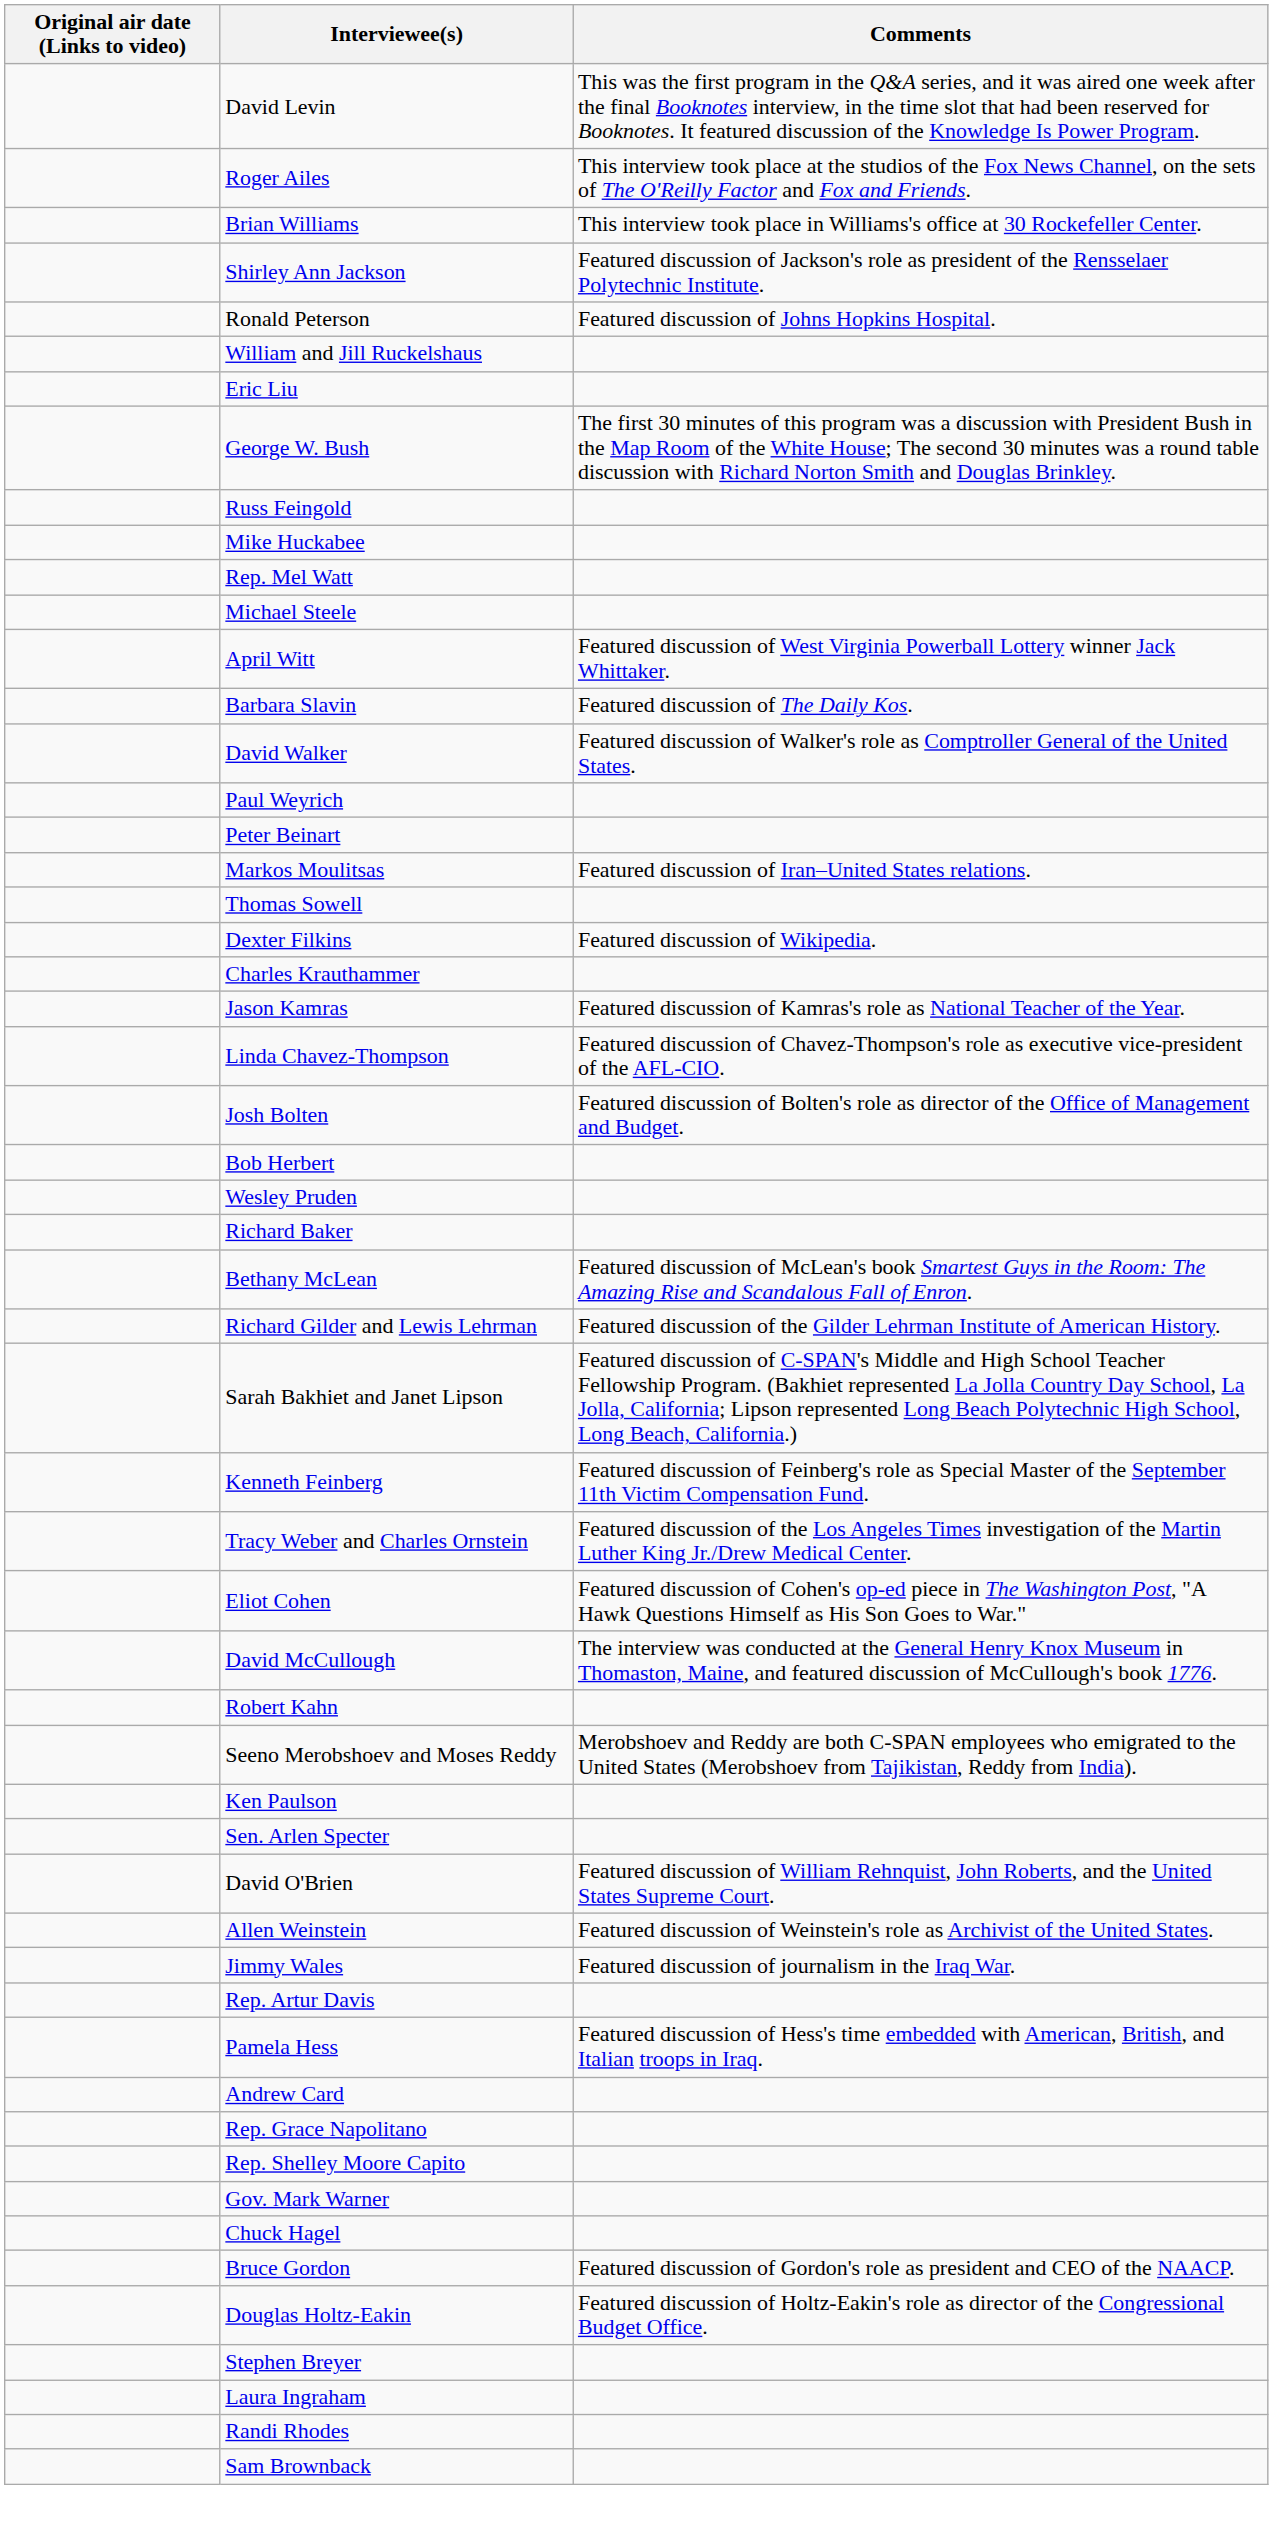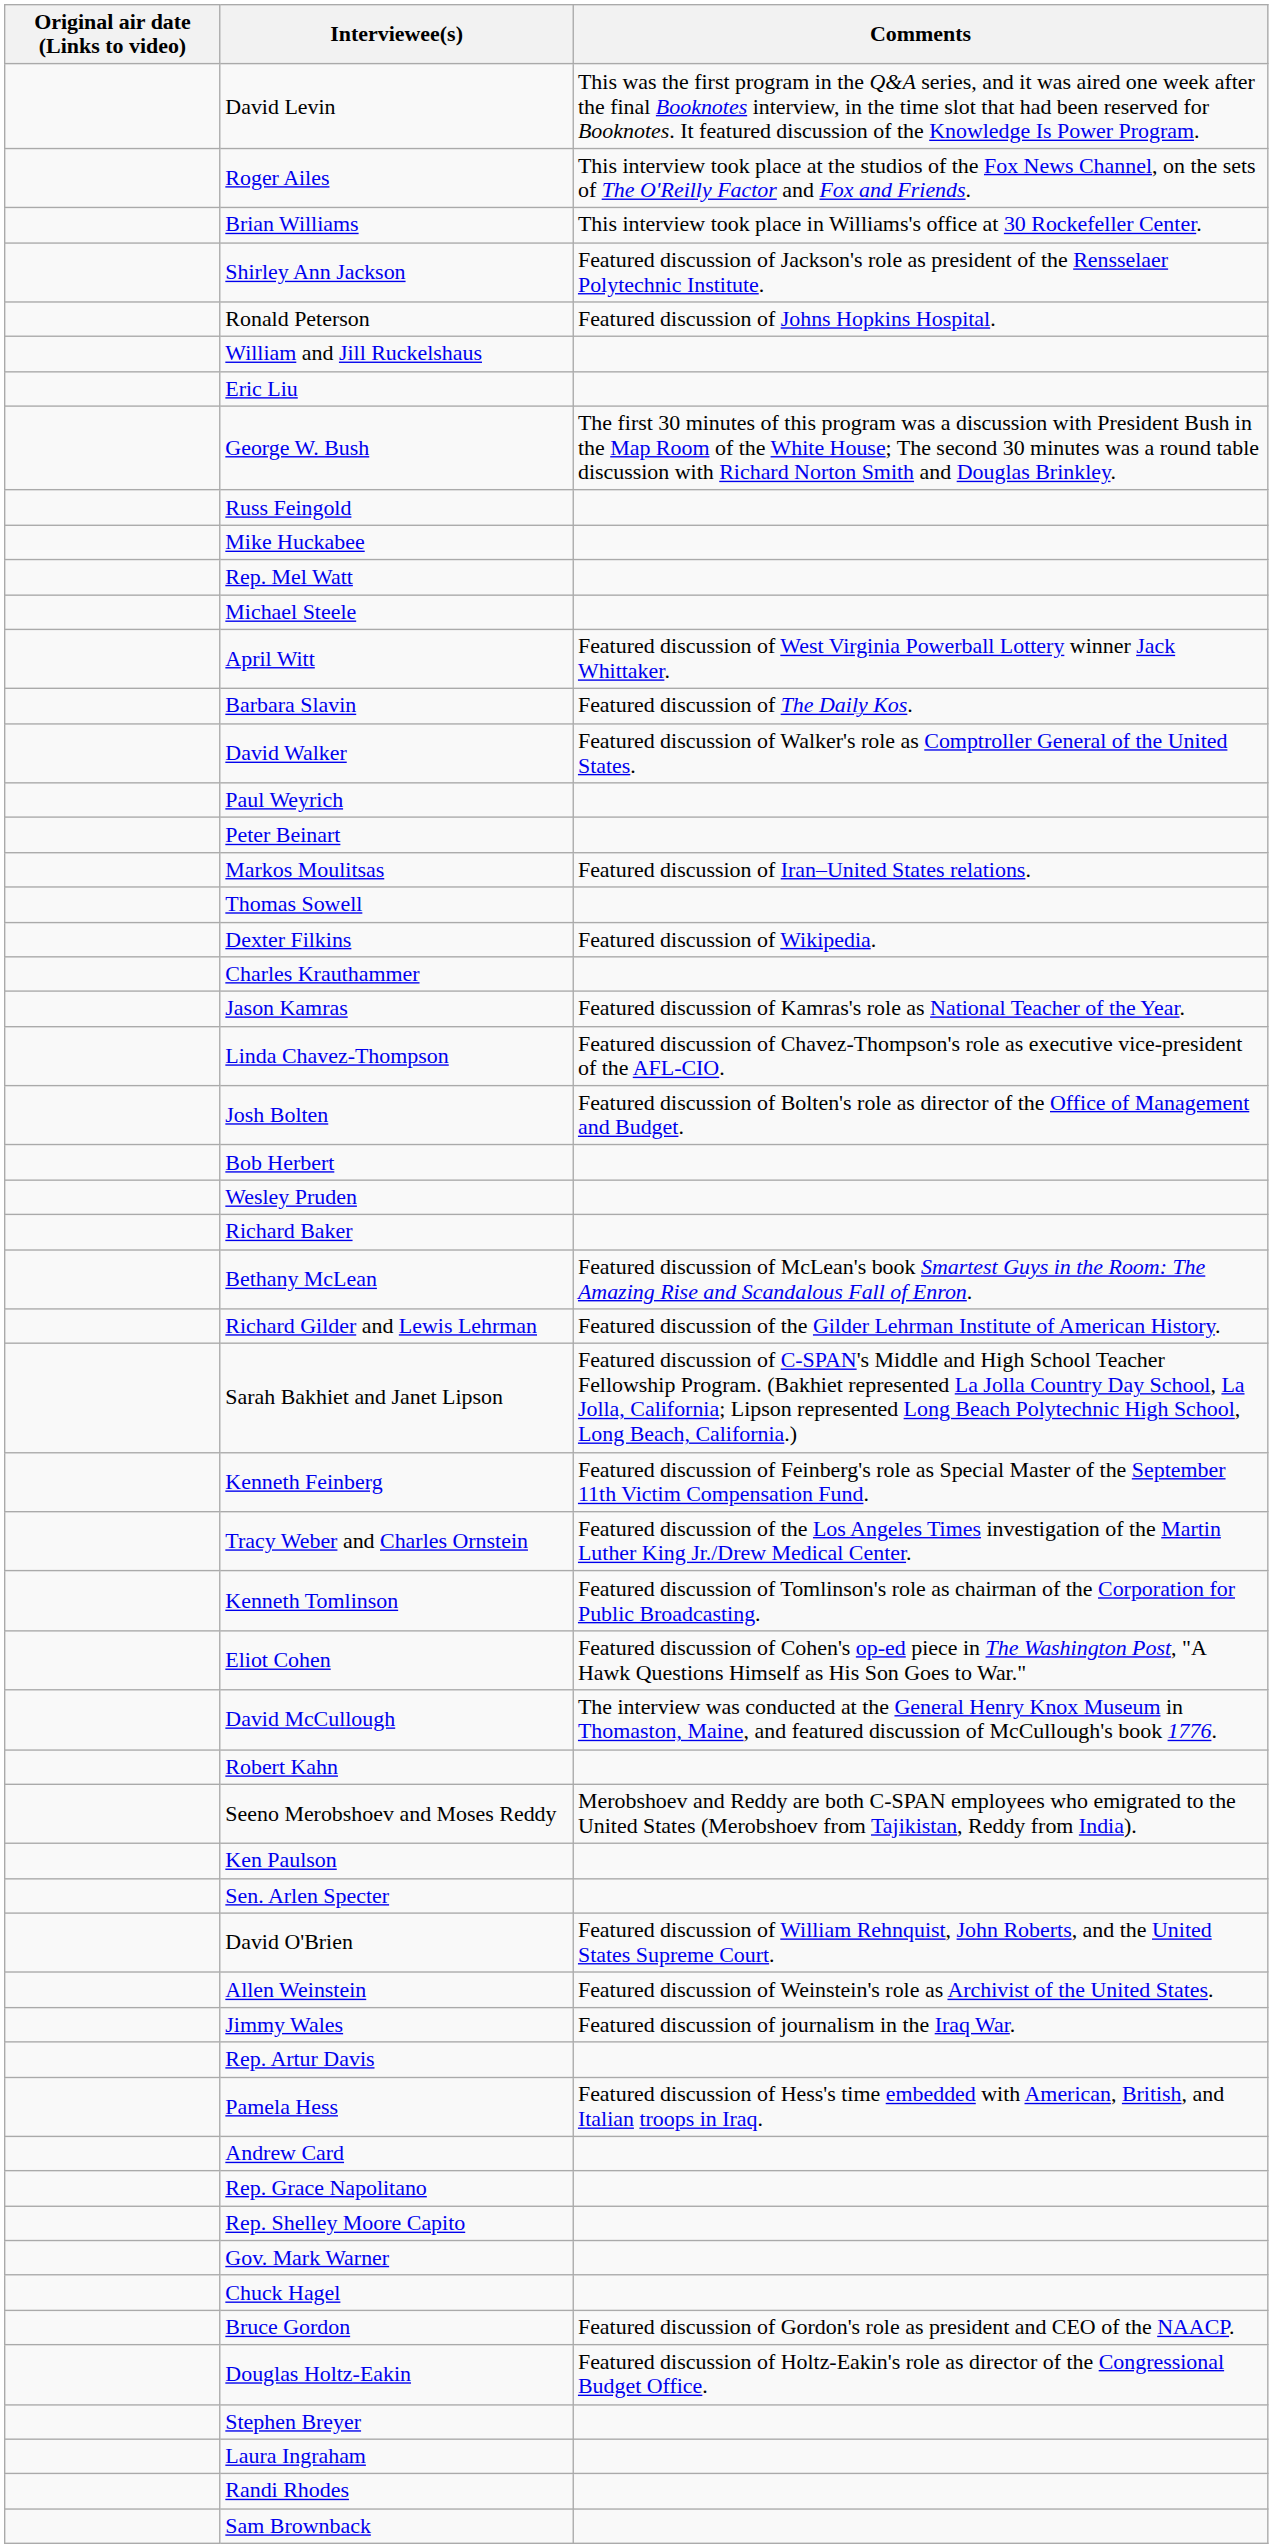+ row: (312, 1600)
